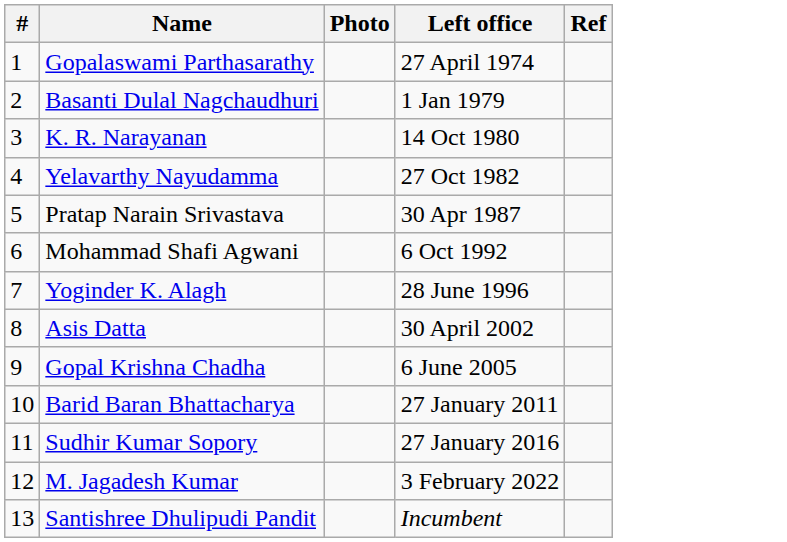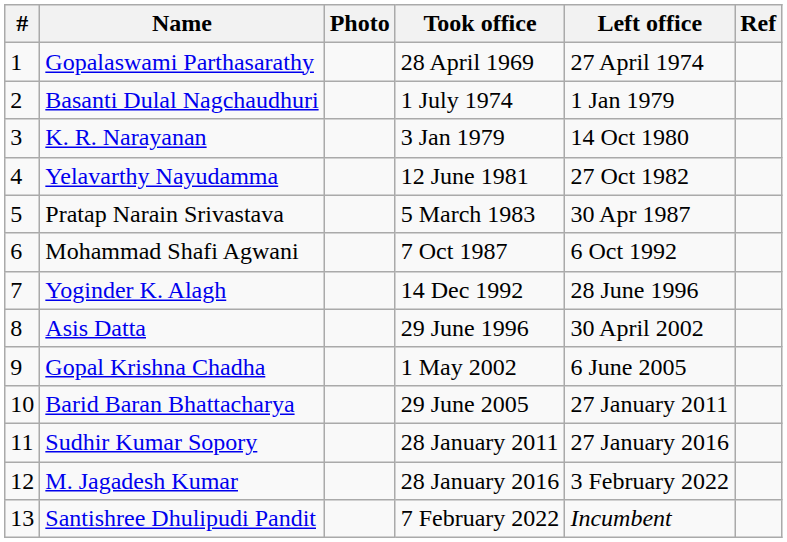+ column: (480, 23)
